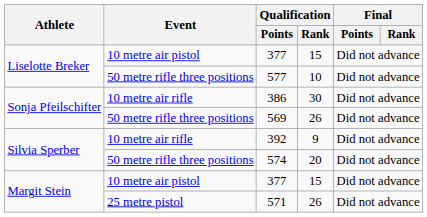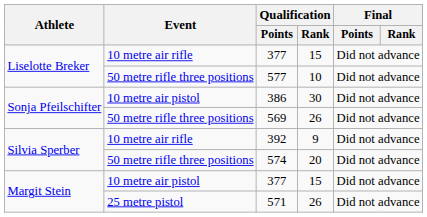(154, 56) 10 metre air pistol -> (150, 56) 10 metre air rifle
(150, 97) 10 metre air rifle -> (154, 97) 10 metre air pistol
